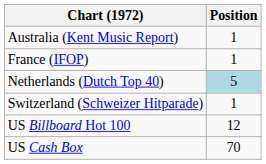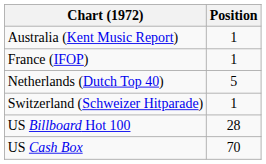(234, 81) lightblue background -> (234, 81) no background
(234, 125) 12 -> (234, 125) 28
